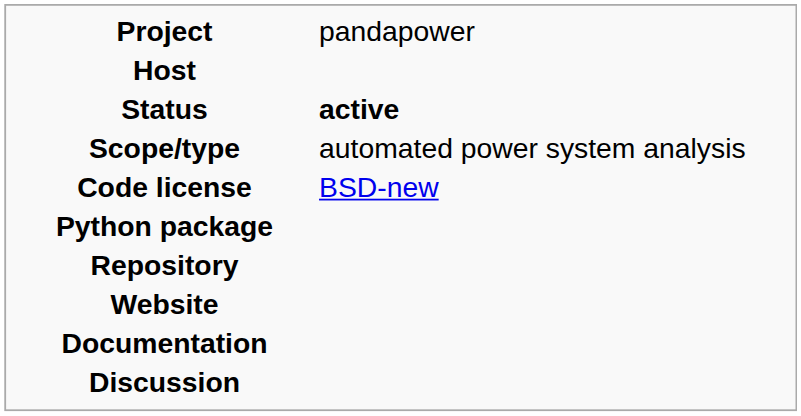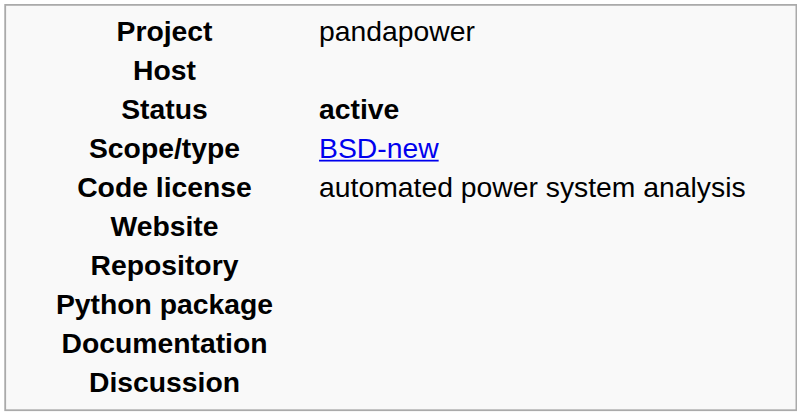(532, 149) automated power system analysis -> (379, 149) BSD-new
(379, 188) BSD-new -> (532, 188) automated power system analysis
rows swapped: (165, 304) <-> (164, 226)
